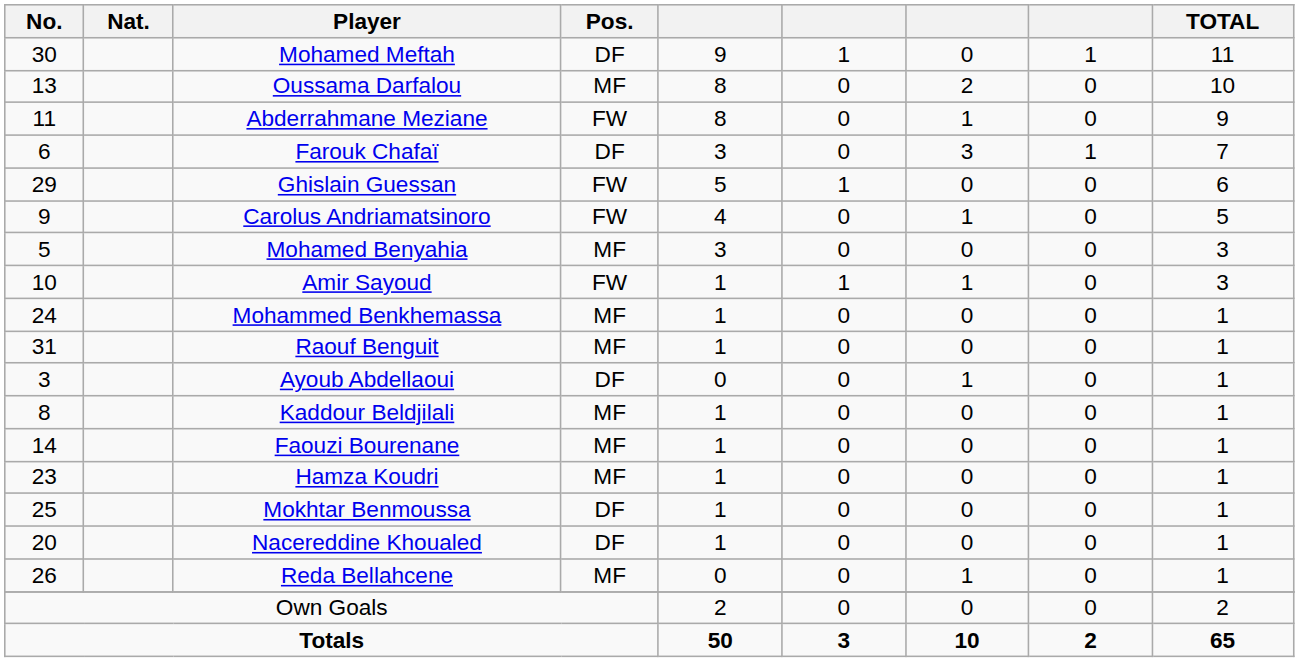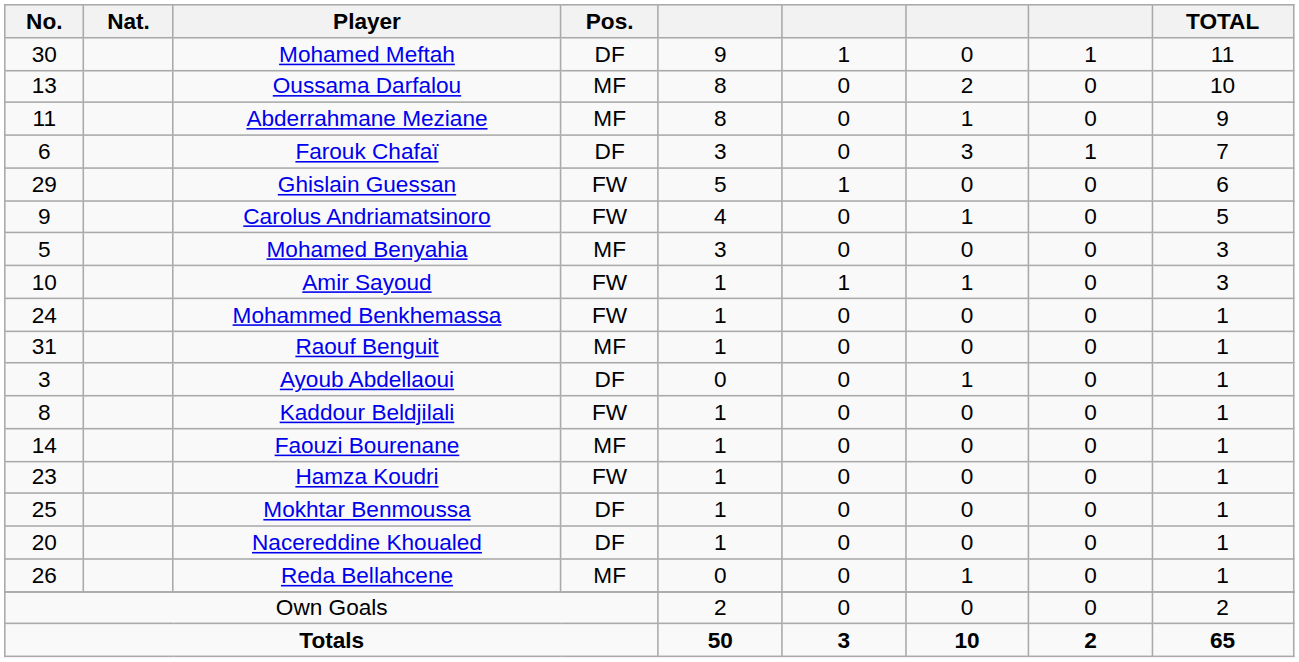(610, 119) FW -> (610, 119) MF
(610, 315) MF -> (610, 315) FW
(610, 412) MF -> (610, 412) FW
(610, 478) MF -> (610, 478) FW
